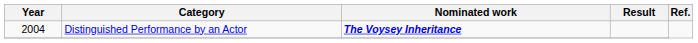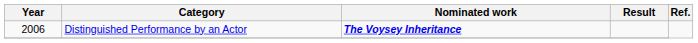(33, 29) 2004 -> (33, 29) 2006
